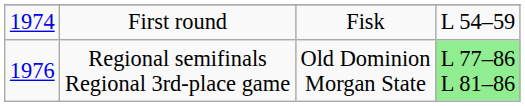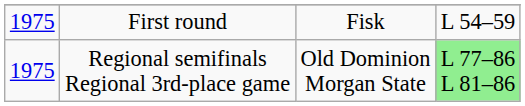(32, 22) 1974 -> (32, 22) 1975
(32, 70) 1976 -> (32, 70) 1975
